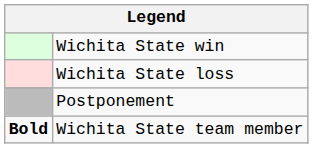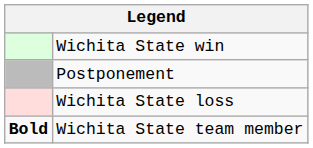rows swapped: (145, 74) <-> (116, 101)
